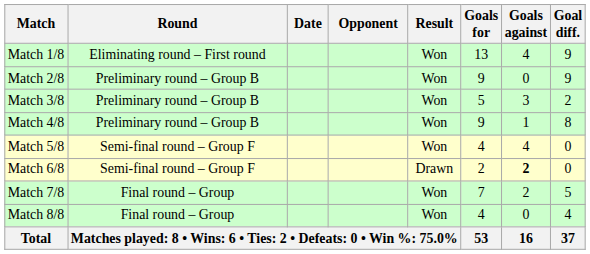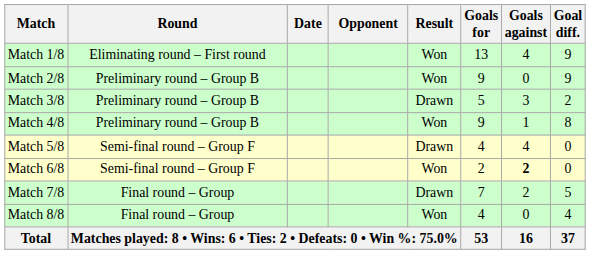(434, 100) Won -> (434, 100) Drawn
(434, 146) Won -> (434, 146) Drawn
(434, 169) Drawn -> (434, 169) Won
(434, 192) Won -> (434, 192) Drawn
